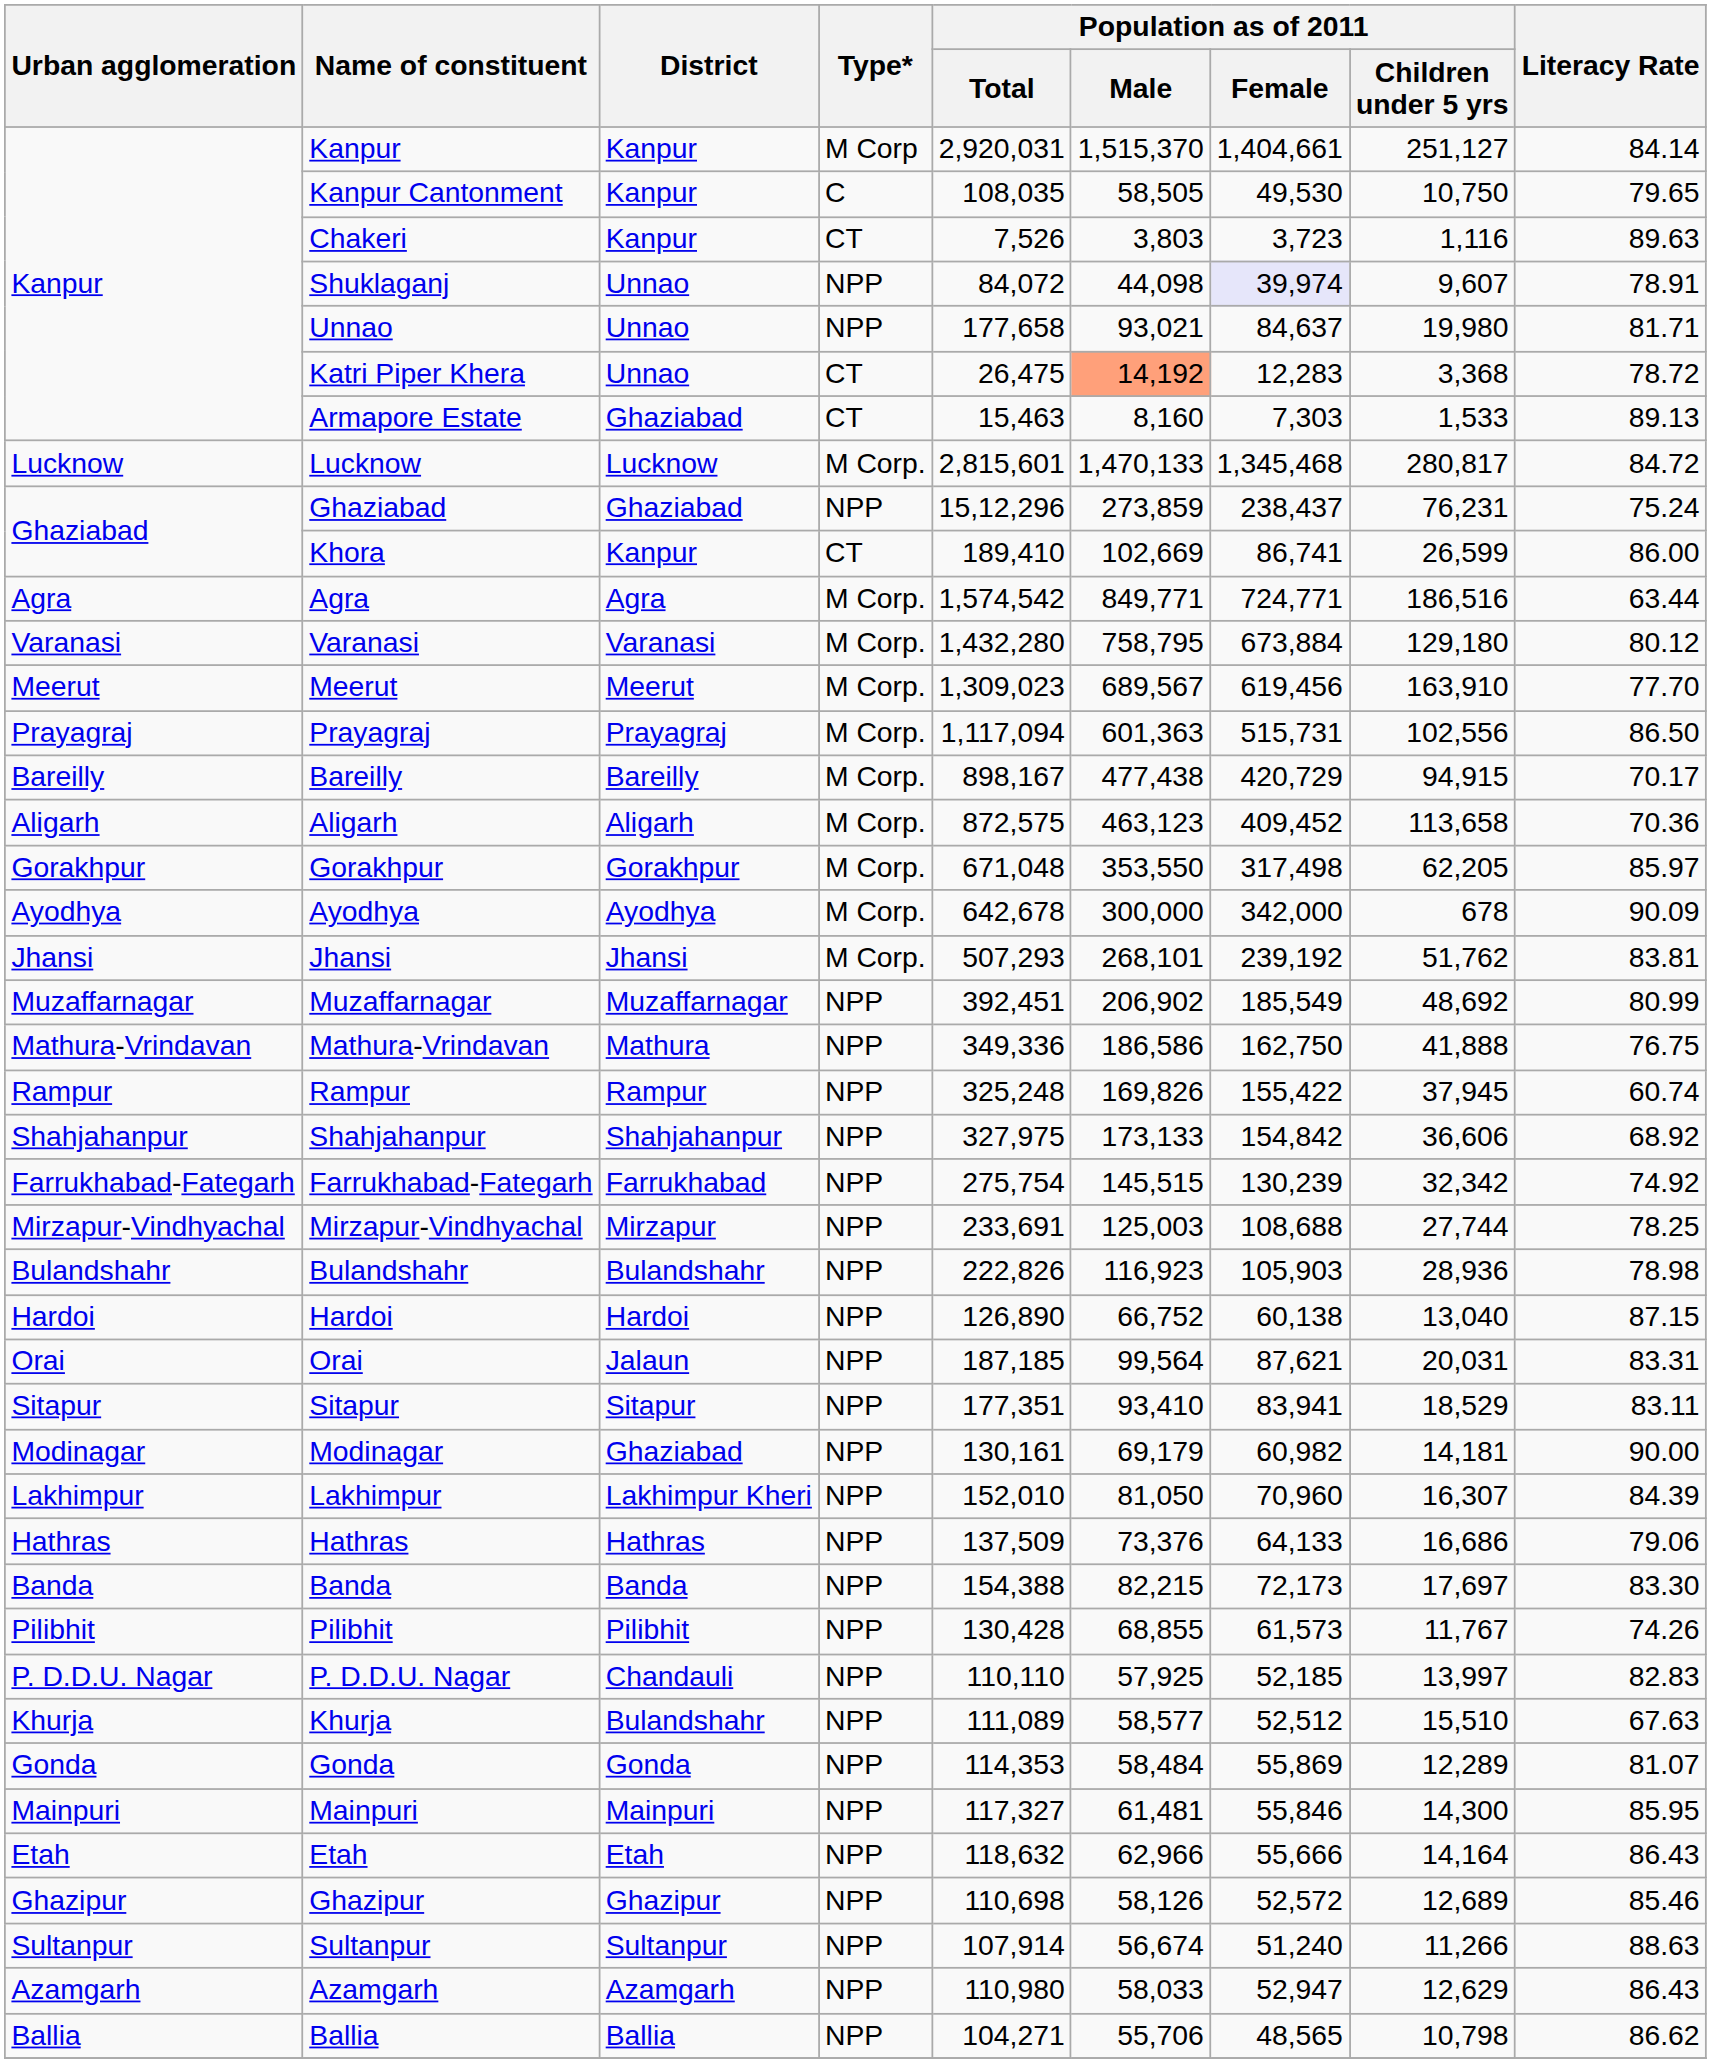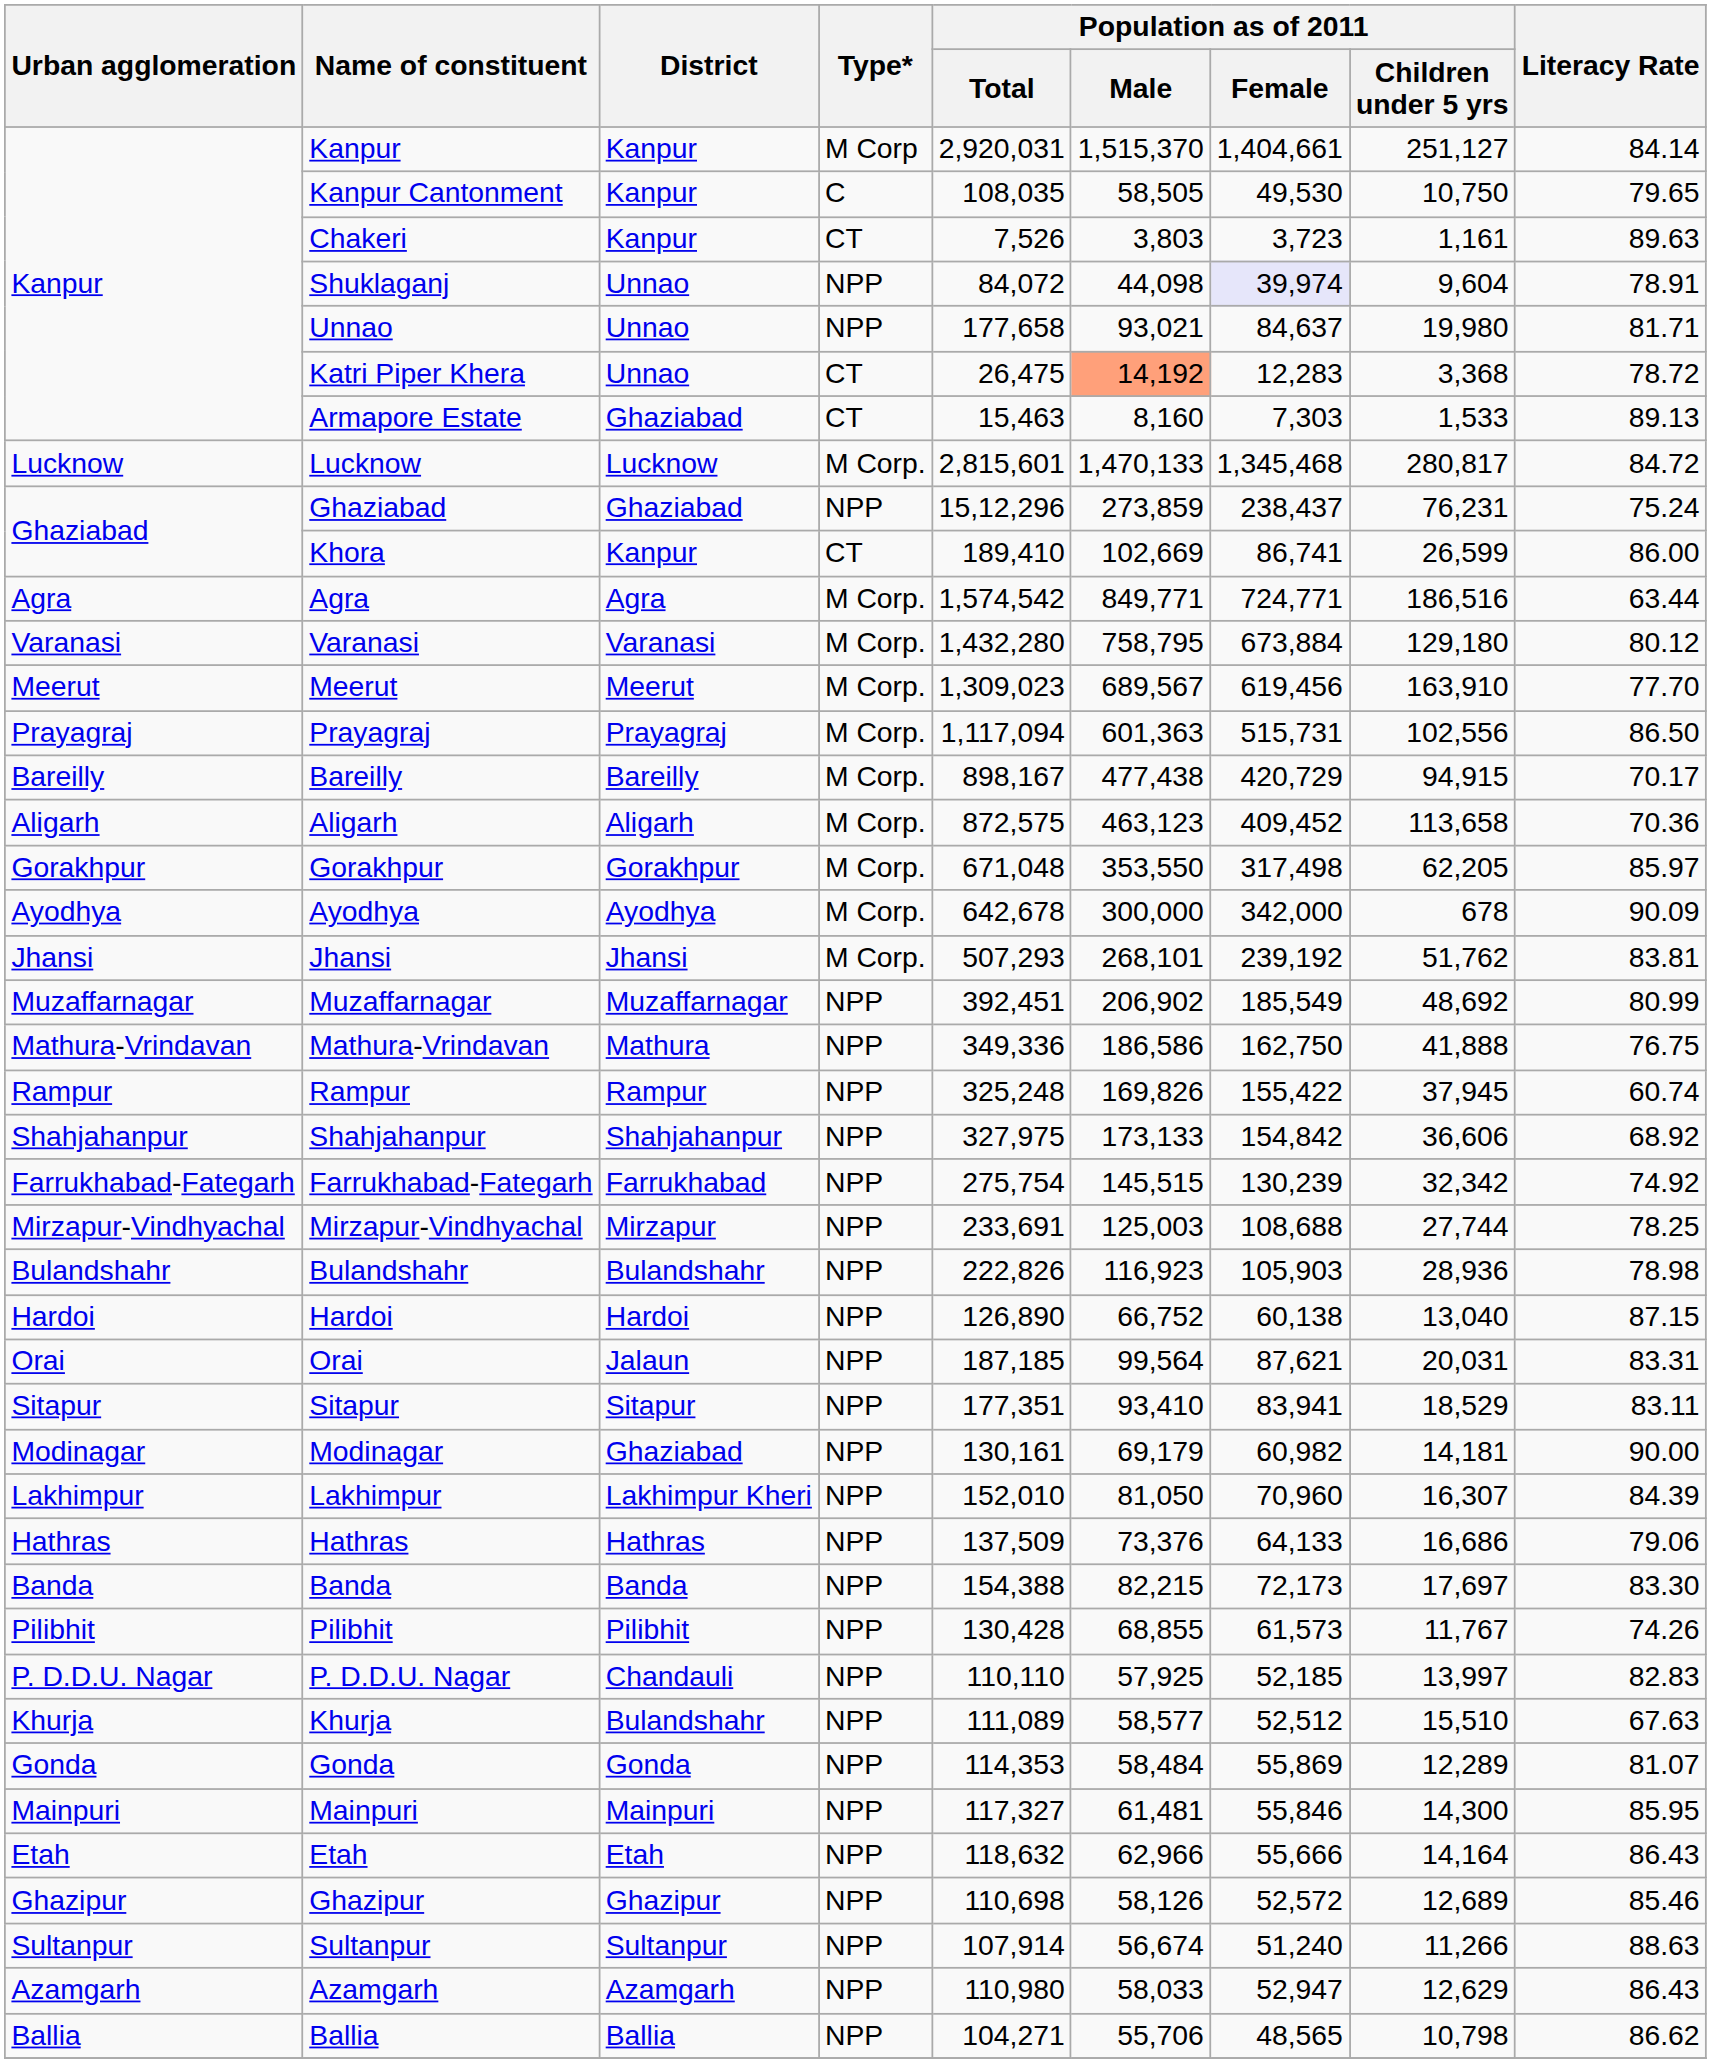(1474, 238) 1,116 -> (1473, 238) 1,161
(1473, 283) 9,607 -> (1473, 283) 9,604
